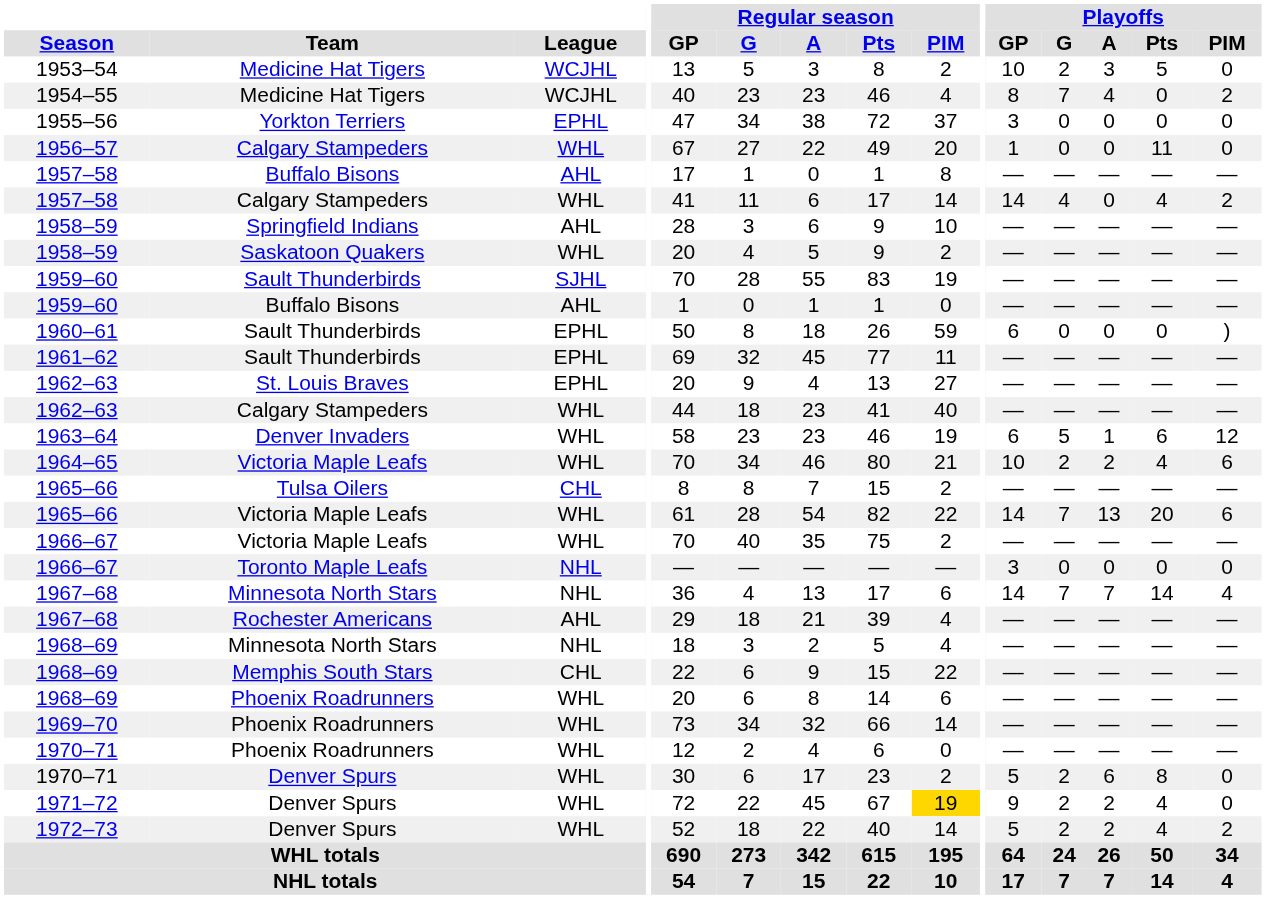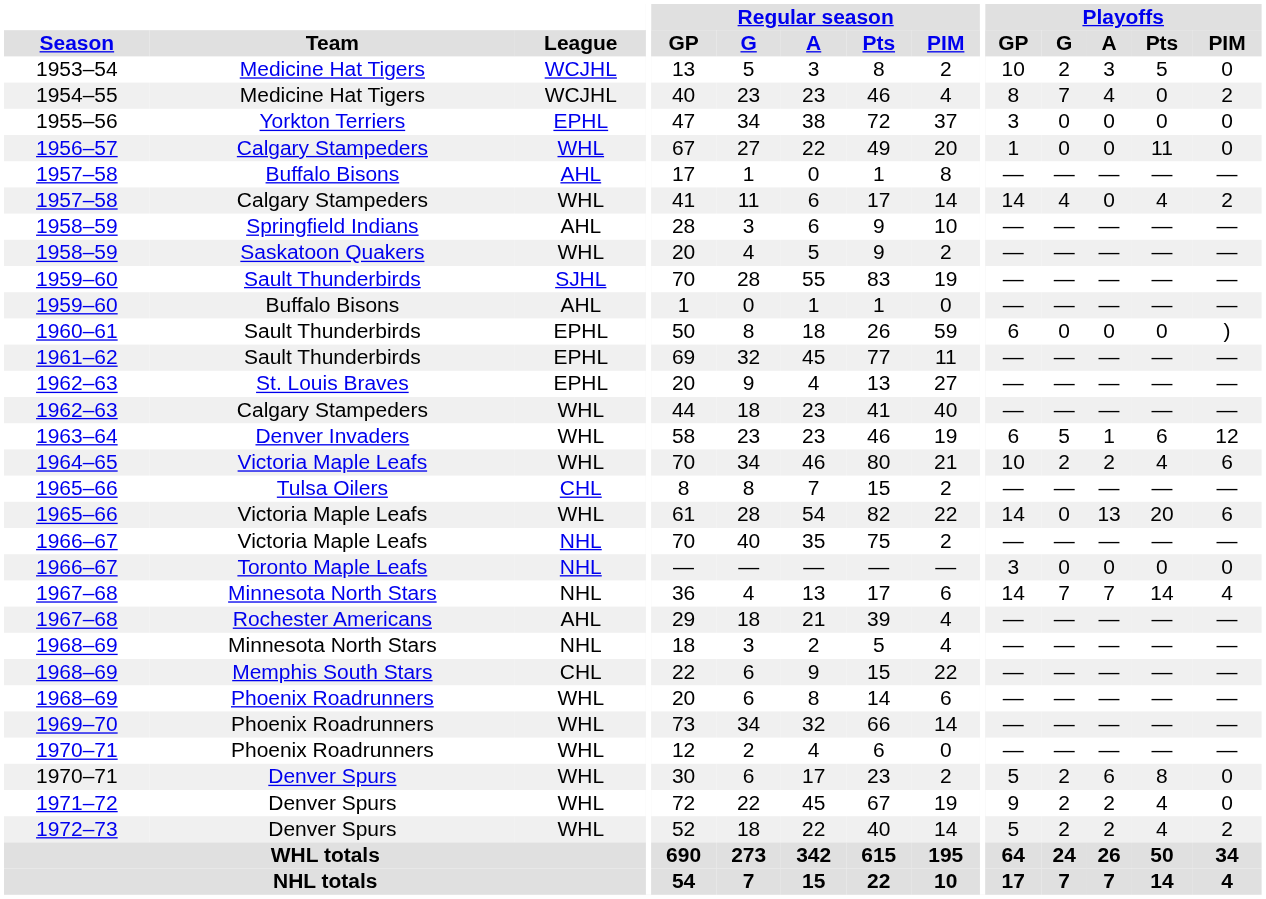(1064, 514) 7 -> (1064, 514) 0
(581, 540) WHL -> (581, 540) NHL
(946, 802) gold background -> (946, 802) no background
